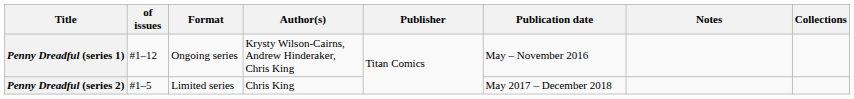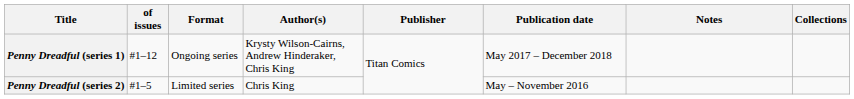(537, 55) May – November 2016 -> (549, 55) May 2017 – December 2018
(549, 85) May 2017 – December 2018 -> (537, 85) May – November 2016
